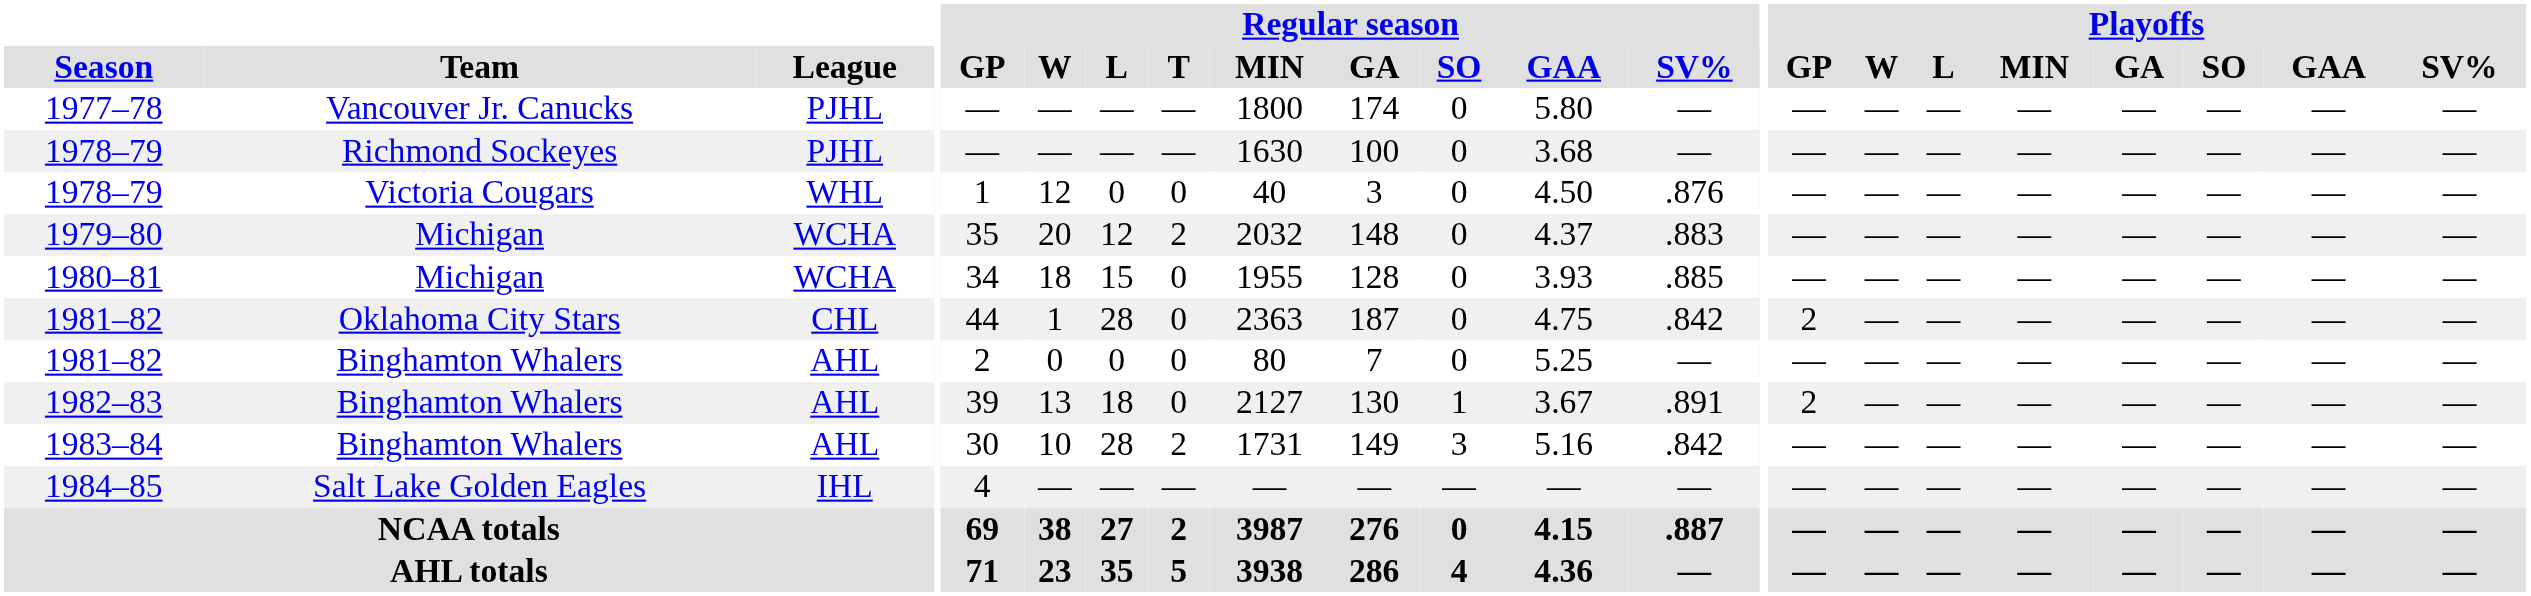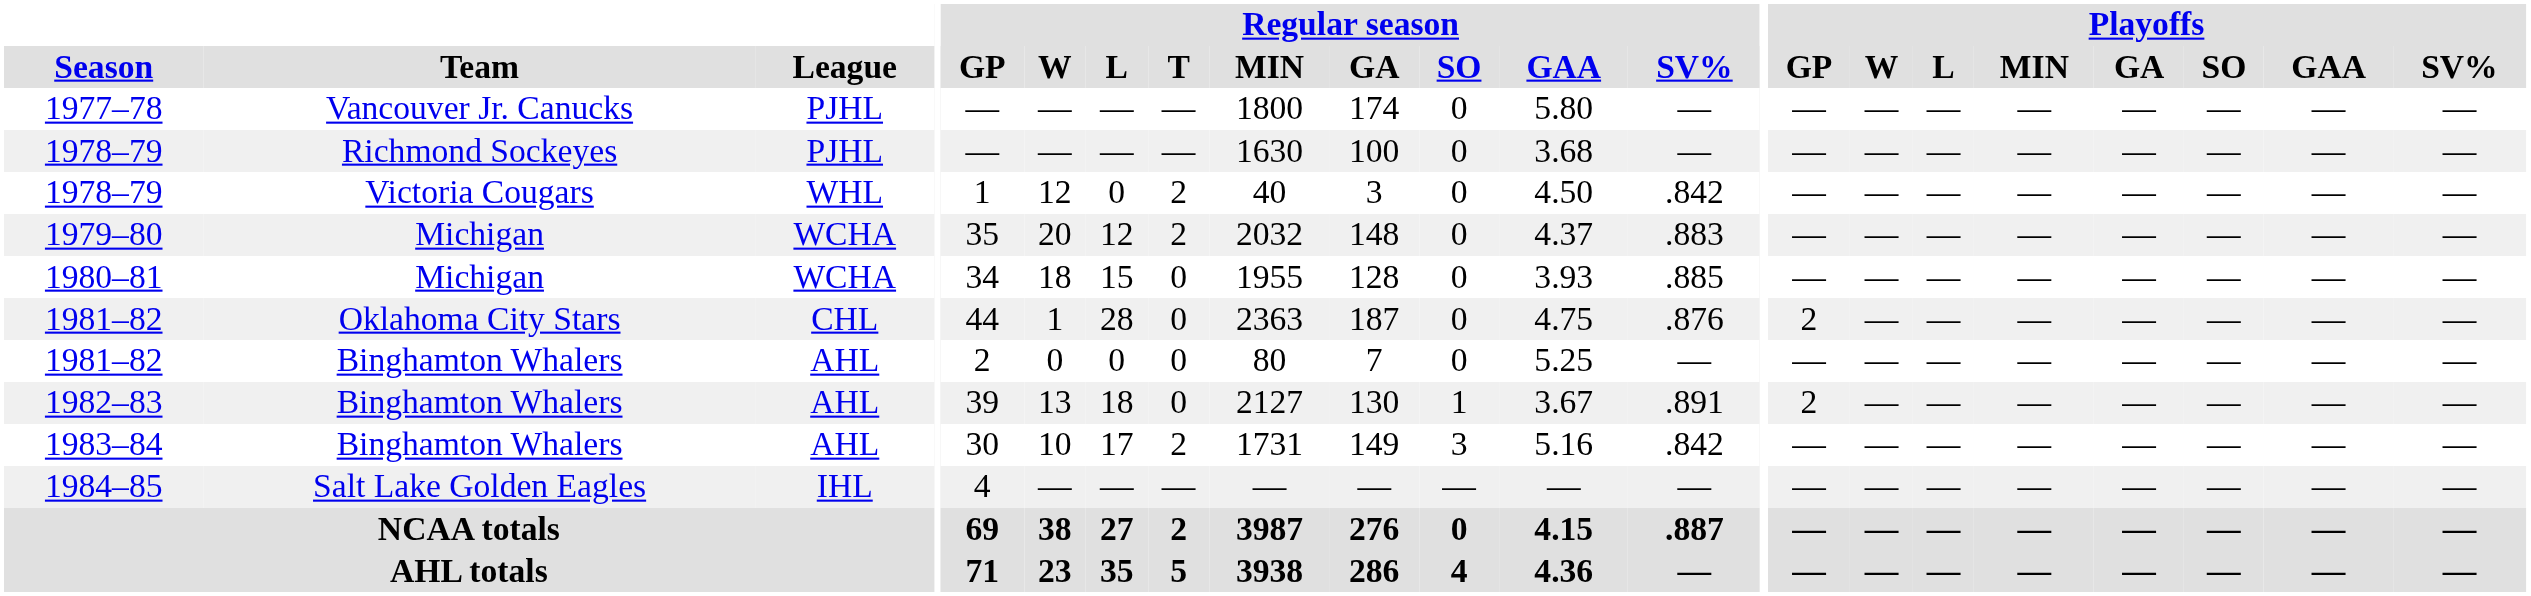(1179, 192) 0 -> (1179, 192) 2
(1694, 192) .876 -> (1694, 192) .842
(1694, 318) .842 -> (1694, 318) .876
(1117, 444) 28 -> (1117, 444) 17
